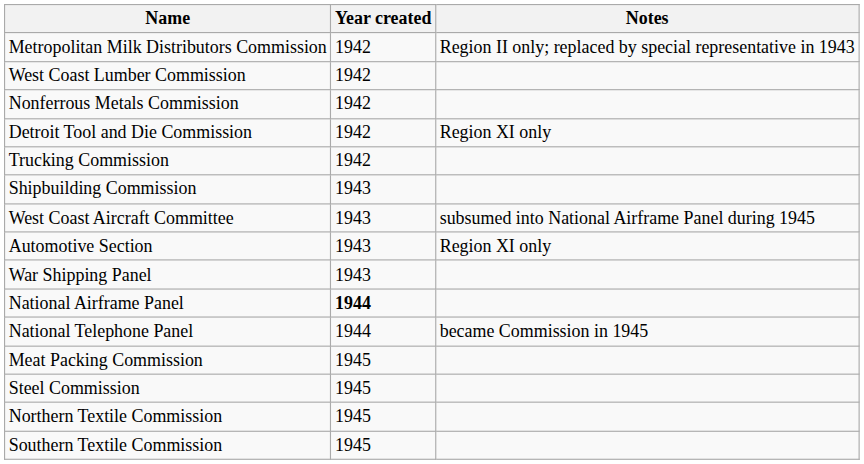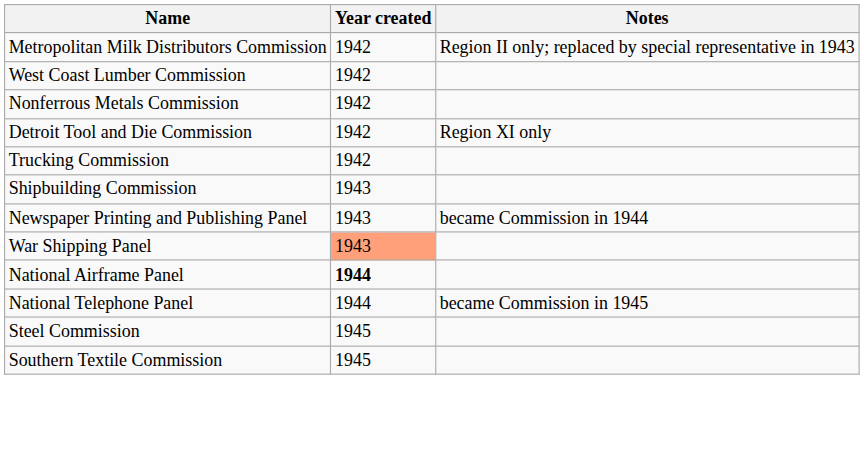+ row: (158, 217)
- row: (121, 217)
- row: (81, 246)
(353, 274) no background -> (353, 246) lightsalmon background
- row: (106, 359)
- row: (115, 416)
